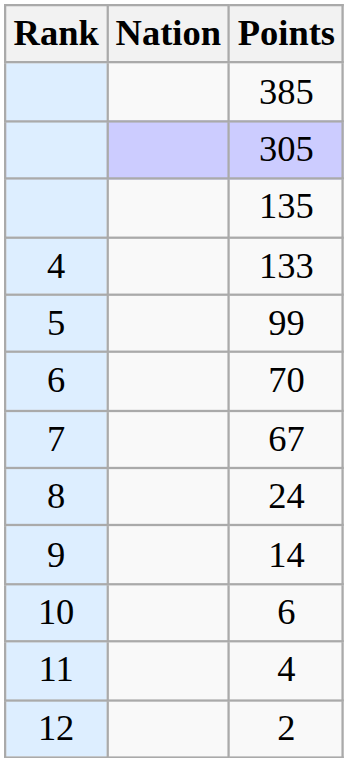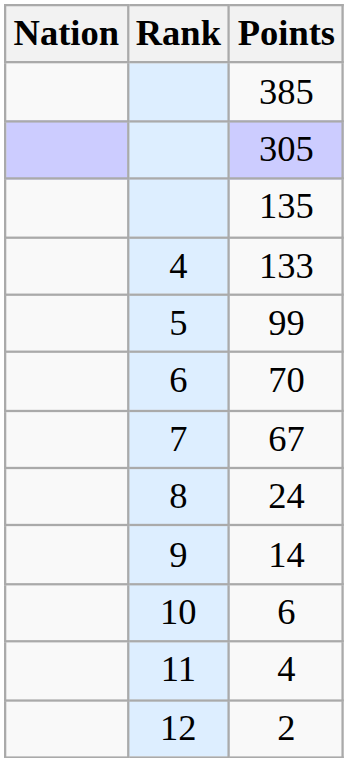columns swapped: (56, 33) <-> (168, 33)
